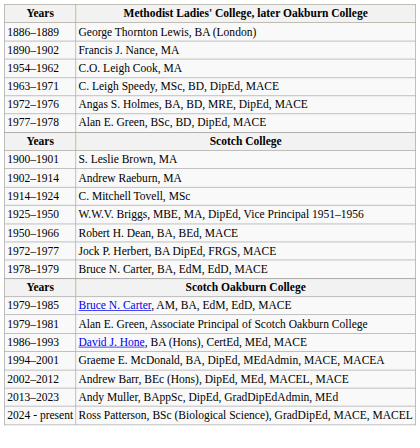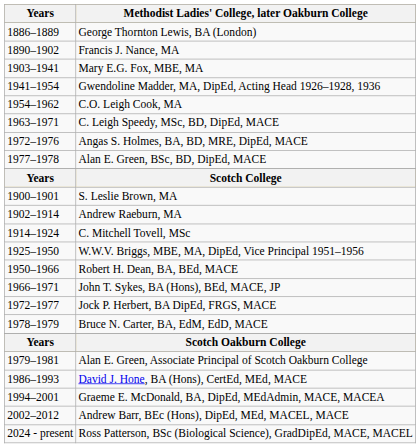+ row: (141, 68)
+ row: (229, 86)
+ row: (179, 287)
- row: (185, 305)
- row: (208, 397)
